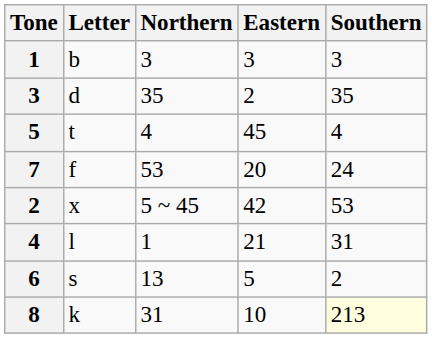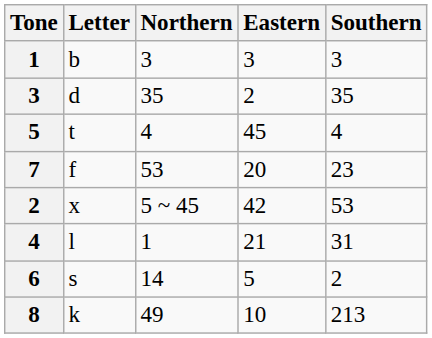(342, 168) 24 -> (342, 168) 23
(152, 278) 13 -> (152, 278) 14
(152, 315) 31 -> (152, 315) 49
(348, 315) lightyellow background -> (348, 315) no background
